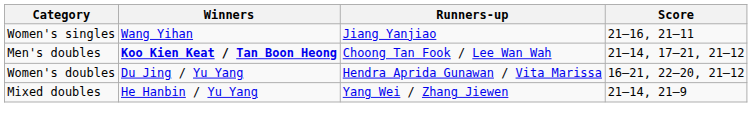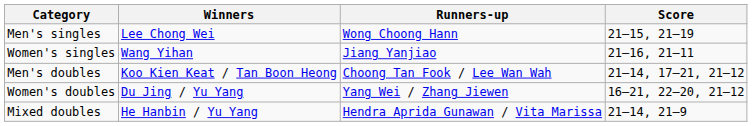+ row: (54, 34)
(229, 53) bold -> (229, 73) normal
(472, 73) Hendra Aprida Gunawan / Vita Marissa -> (426, 92) Yang Wei / Zhang Jiewen
(426, 92) Yang Wei / Zhang Jiewen -> (472, 112) Hendra Aprida Gunawan / Vita Marissa
